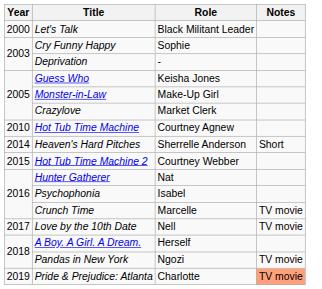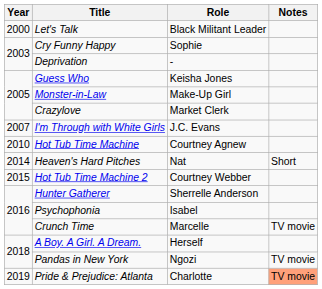+ row: (100, 128)
(202, 144) Sherrelle Anderson -> (178, 161) Nat
(166, 177) Nat -> (214, 194) Sherrelle Anderson
- row: (86, 227)
